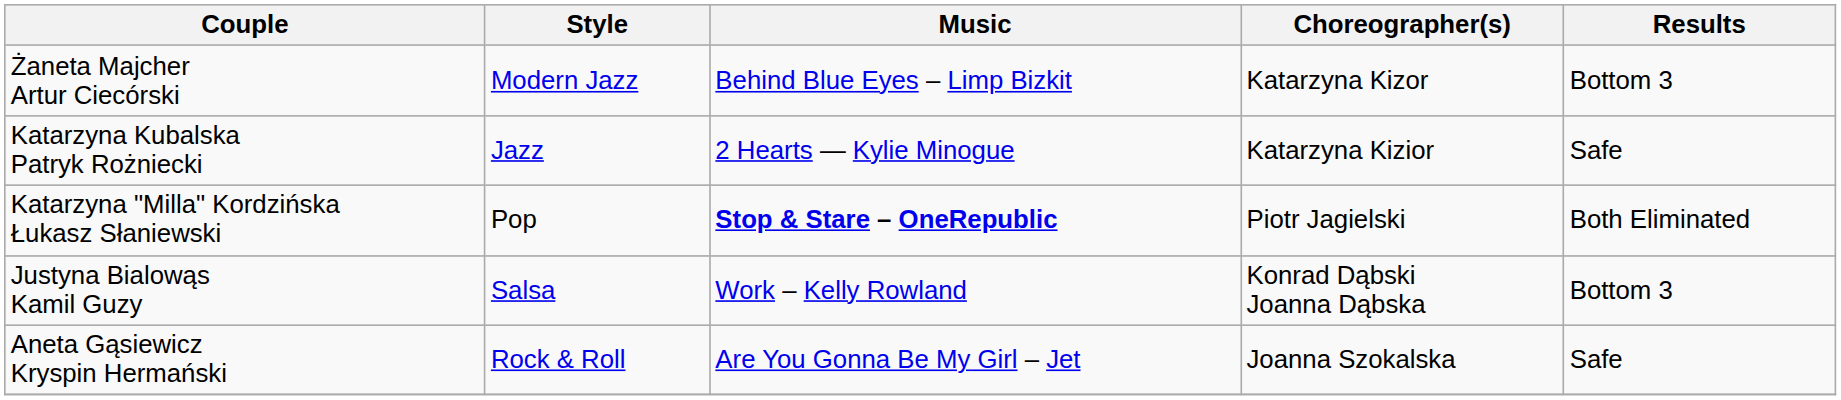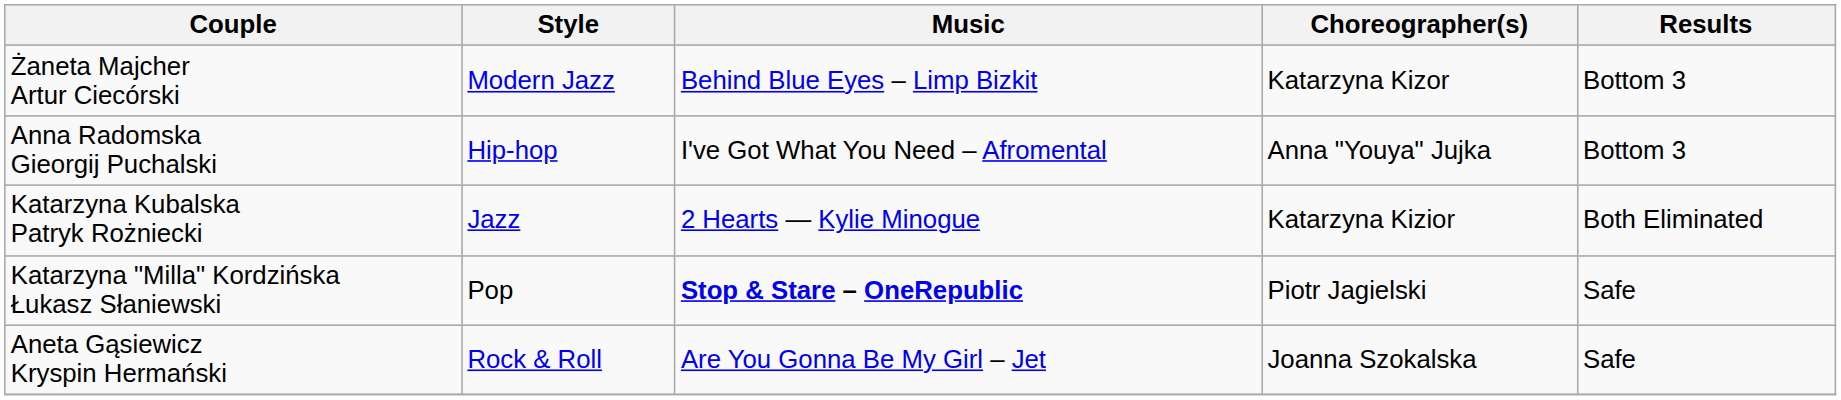+ row: (114, 150)
(1596, 150) Safe -> (1673, 219) Both Eliminated
(1660, 219) Both Eliminated -> (1609, 289) Safe
- row: (110, 289)
